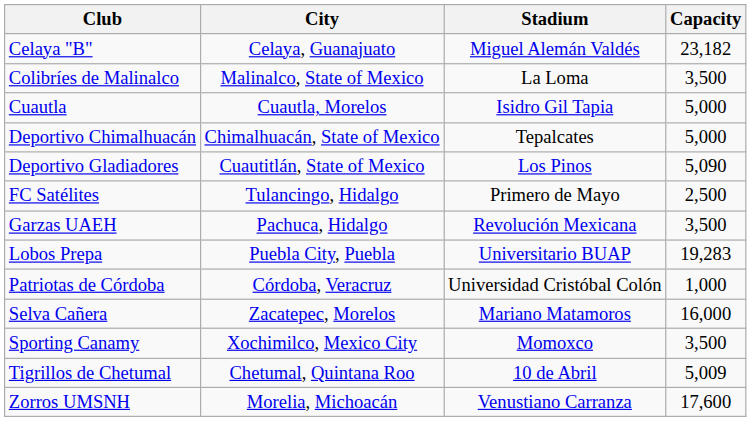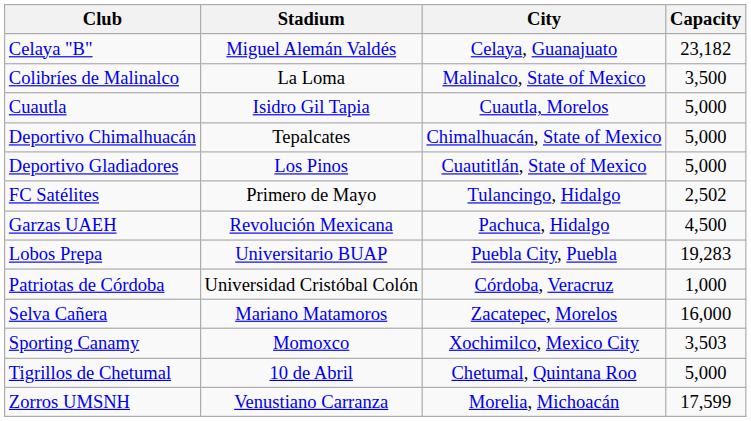columns swapped: (322, 19) <-> (555, 19)
(706, 166) 5,090 -> (706, 166) 5,000
(706, 195) 2,500 -> (706, 195) 2,502
(706, 225) 3,500 -> (706, 225) 4,500
(706, 343) 3,500 -> (706, 343) 3,503
(706, 372) 5,009 -> (706, 372) 5,000
(706, 401) 17,600 -> (706, 401) 17,599
